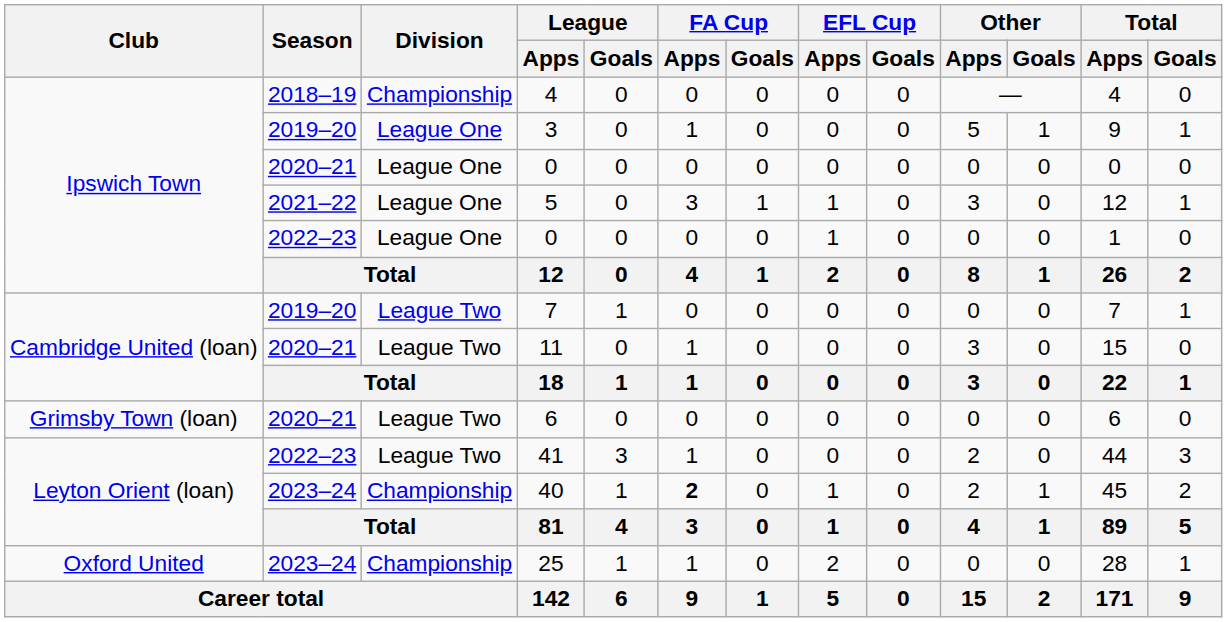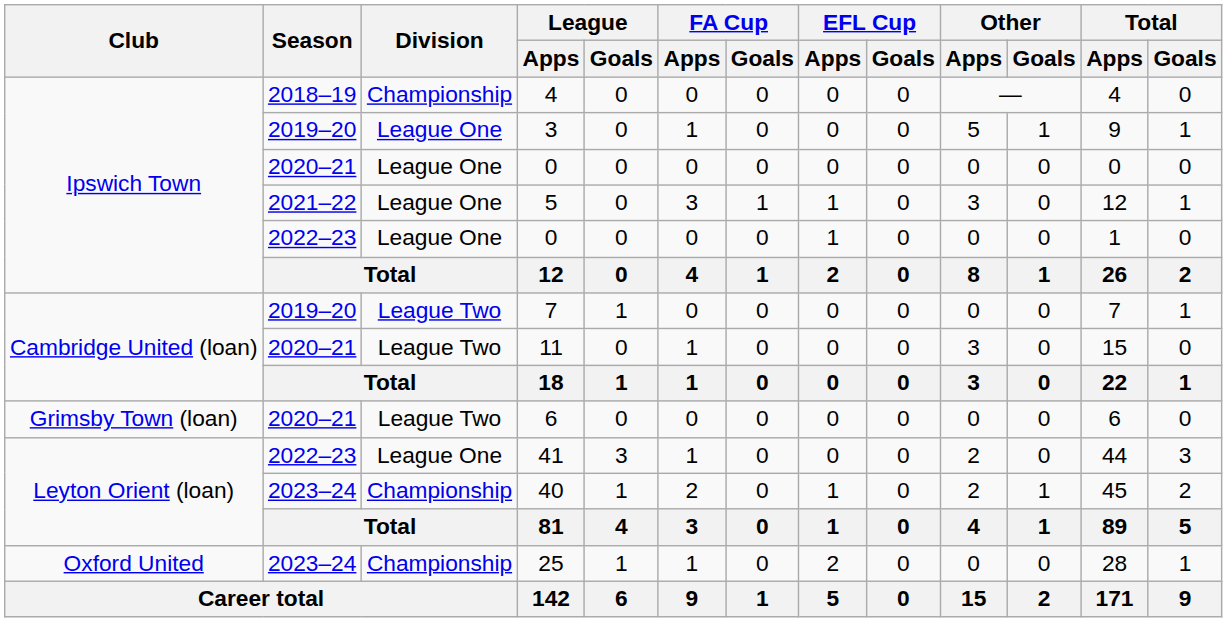(439, 454) League Two -> (439, 454) League One
(692, 490) bold -> (692, 490) normal
